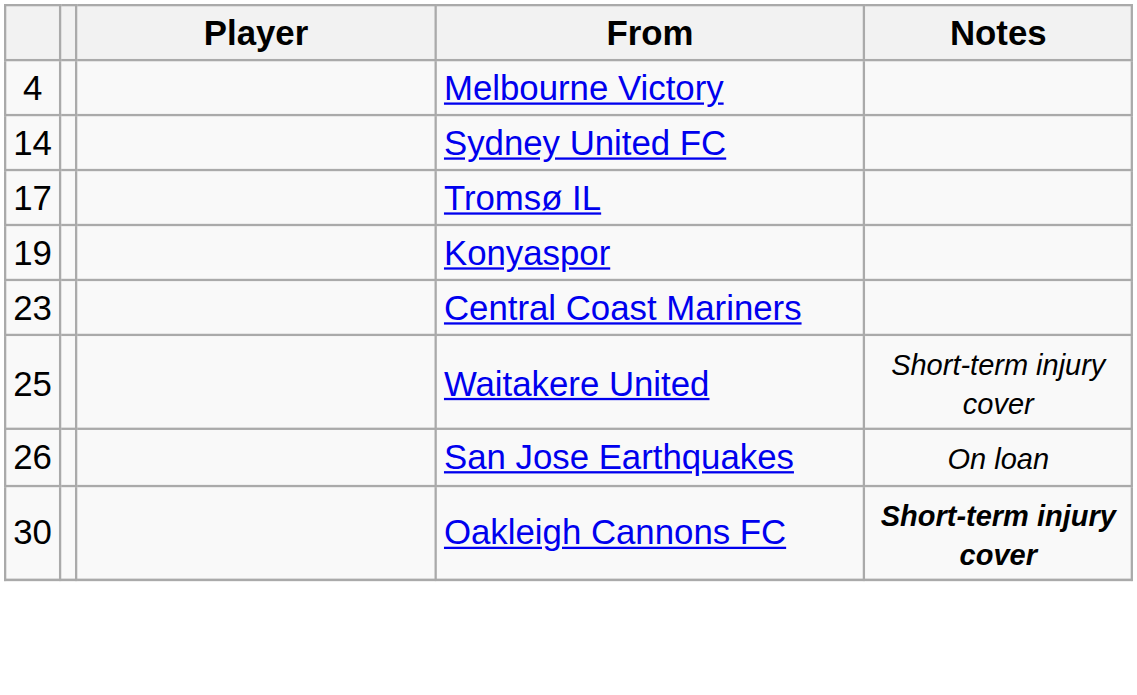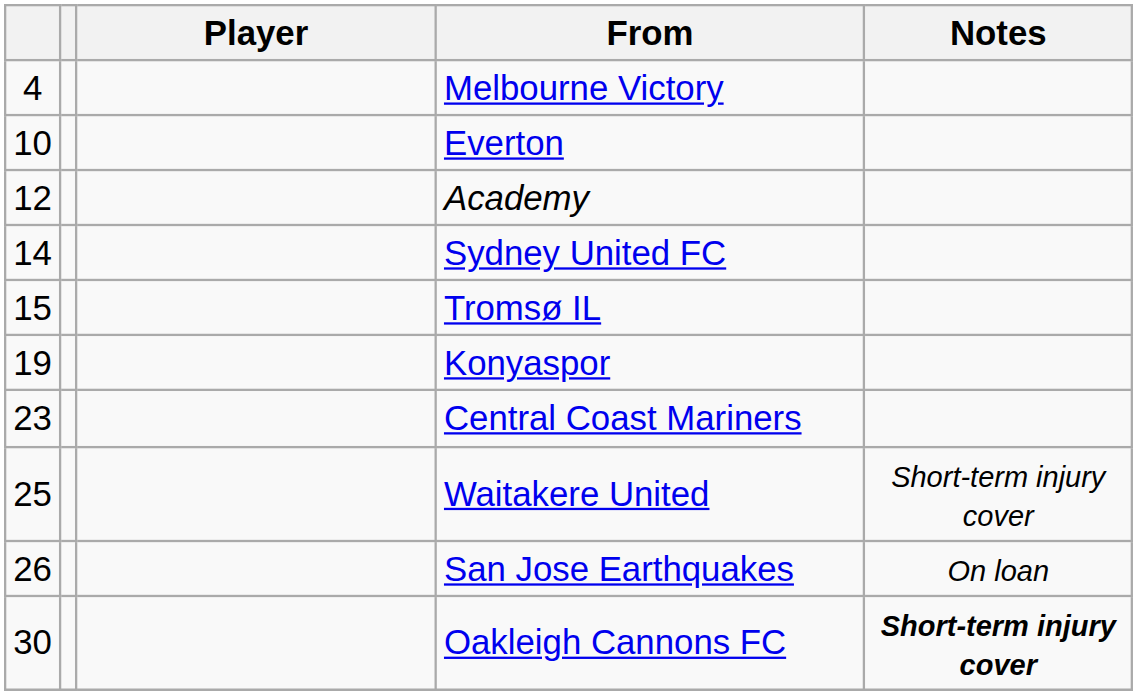+ row: (504, 143)
+ row: (516, 198)
(33, 198) 17 -> (33, 308) 15
